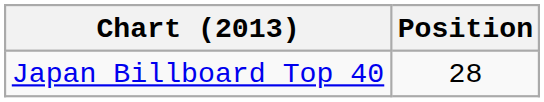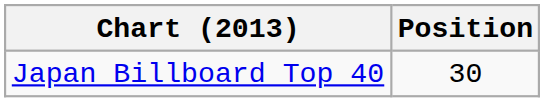(465, 74) 28 -> (465, 74) 30
